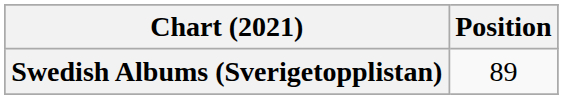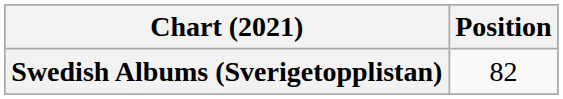(503, 71) 89 -> (503, 71) 82
